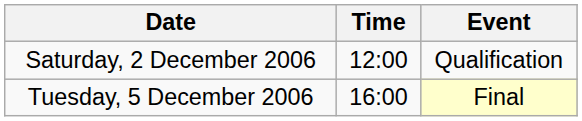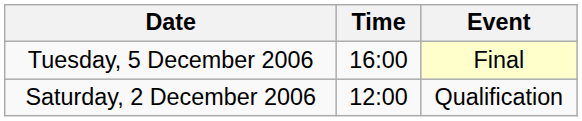rows swapped: (171, 60) <-> (171, 97)
